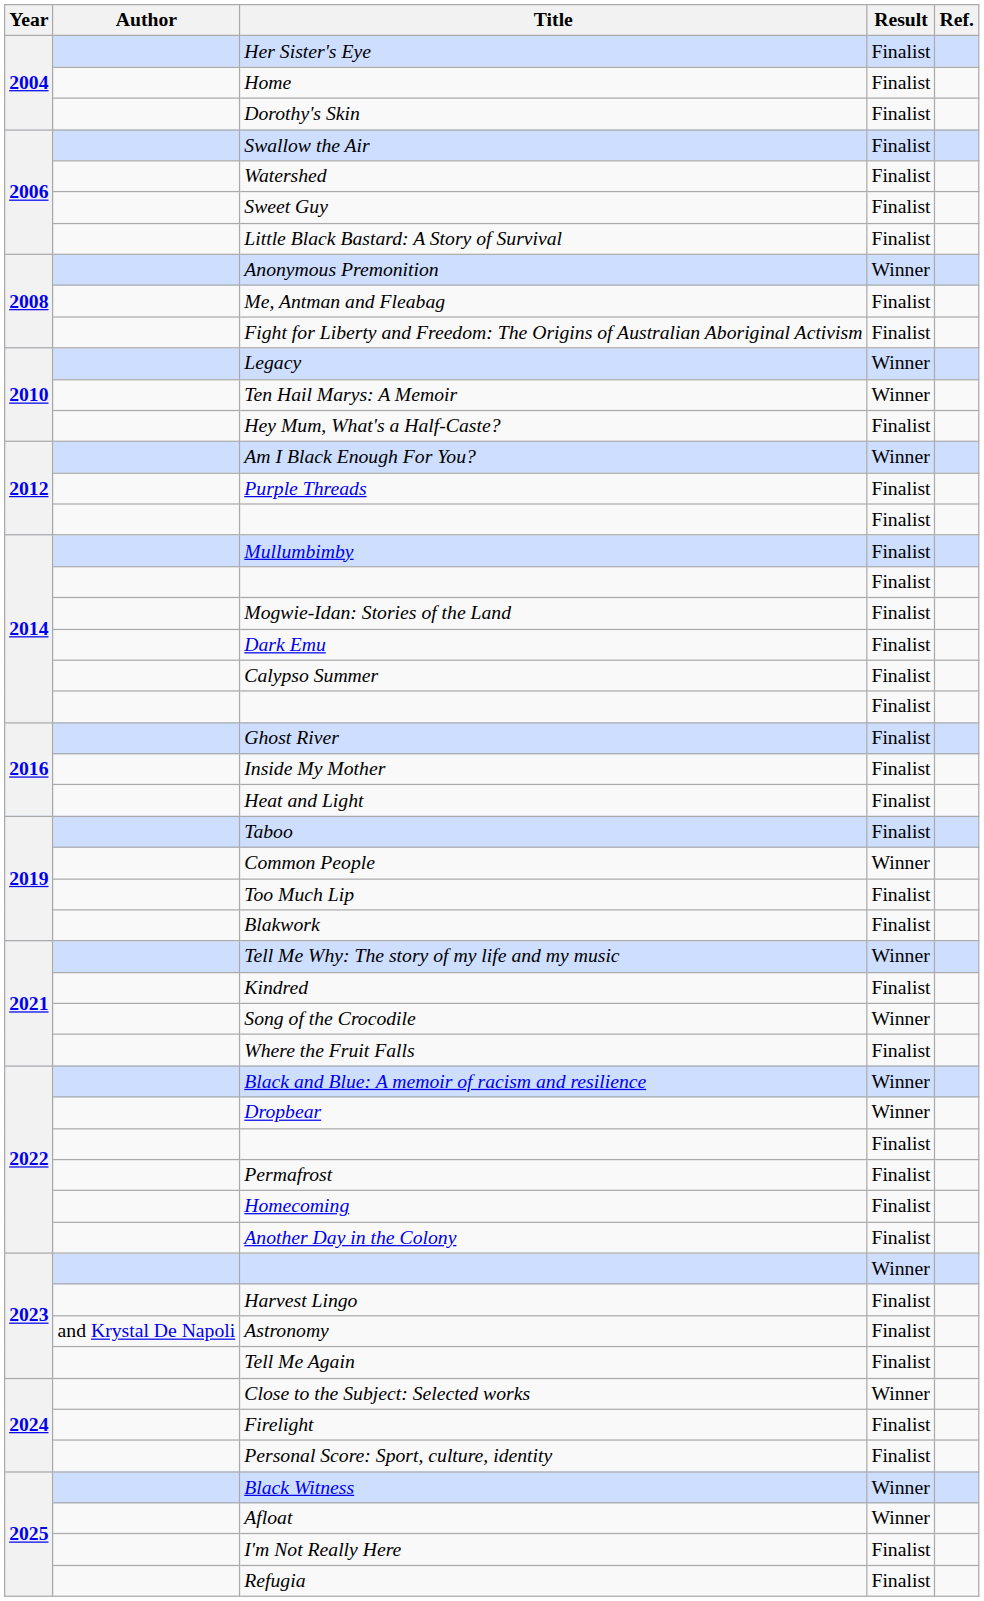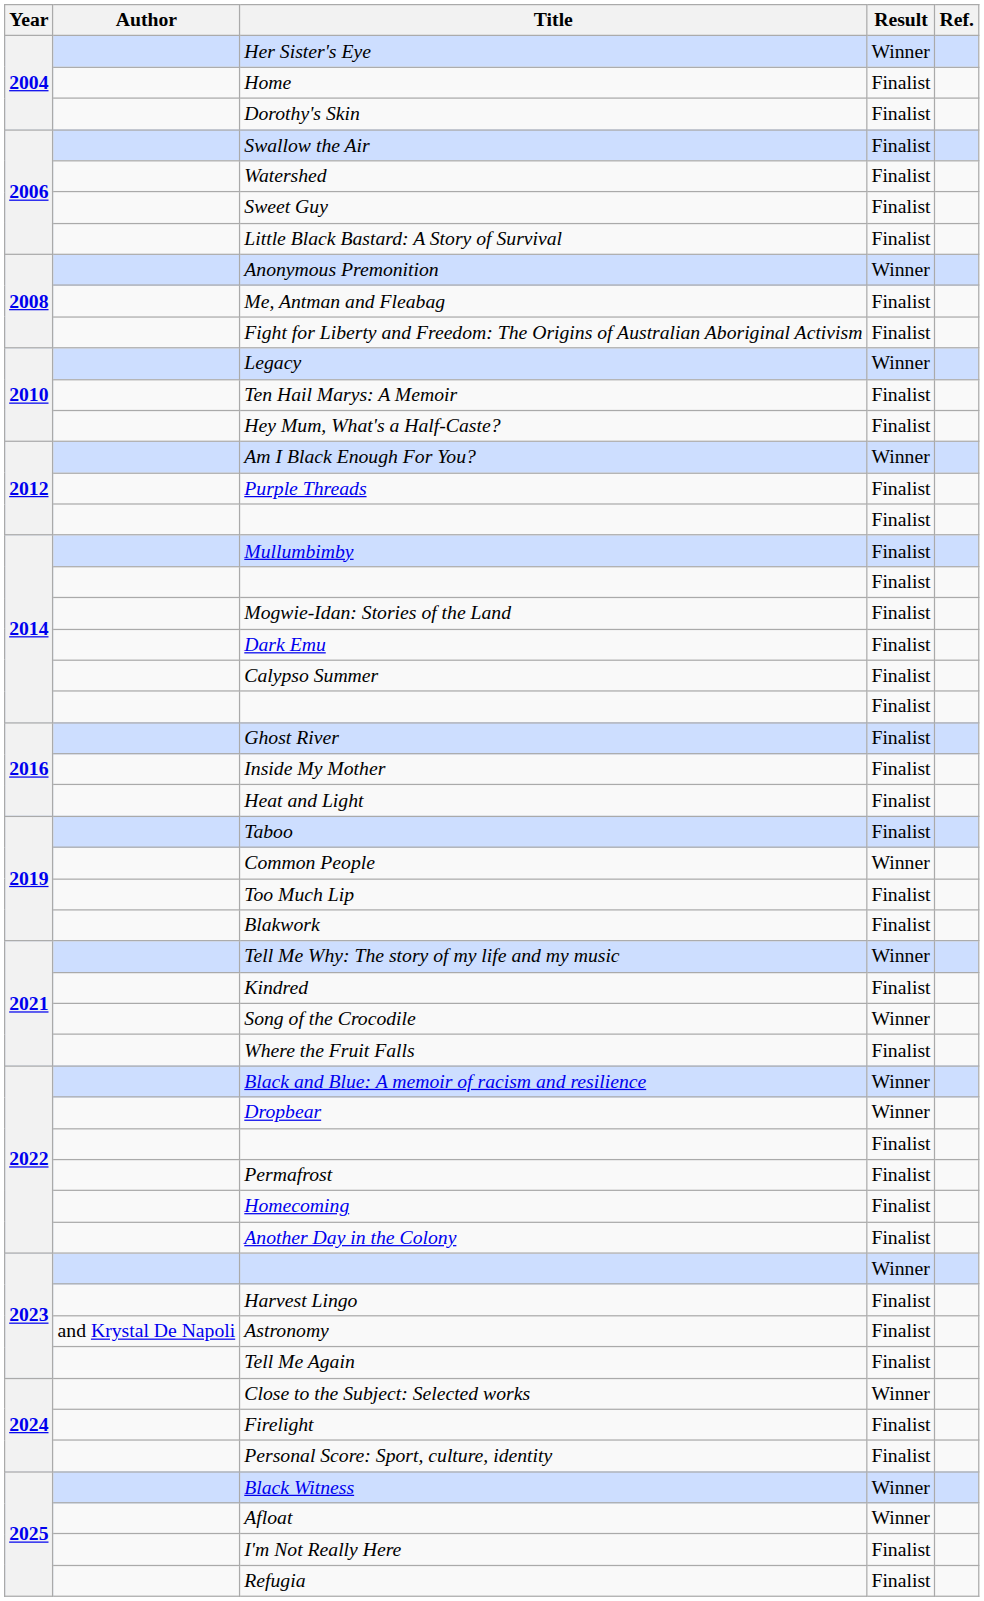(901, 51) Finalist -> (901, 51) Winner
(901, 394) Winner -> (901, 394) Finalist
